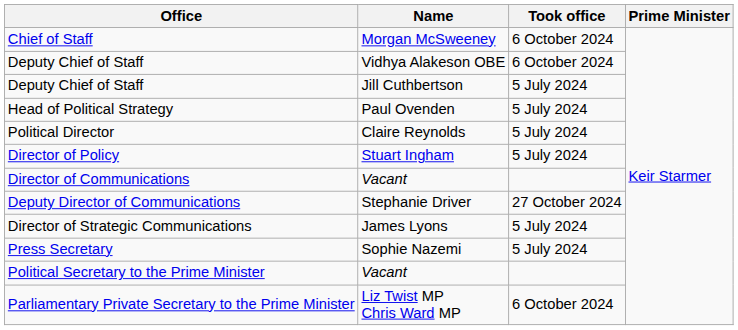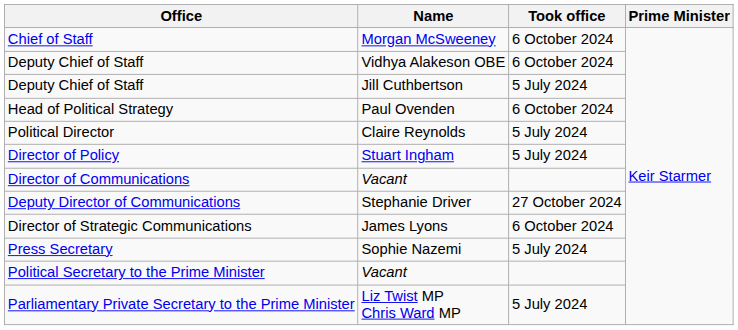(550, 109) 5 July 2024 -> (563, 109) 6 October 2024
(550, 226) 5 July 2024 -> (563, 226) 6 October 2024
(563, 304) 6 October 2024 -> (550, 304) 5 July 2024
